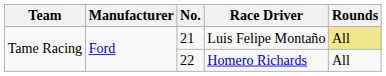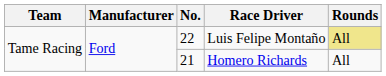(187, 37) 21 -> (187, 37) 22
(187, 60) 22 -> (187, 60) 21
